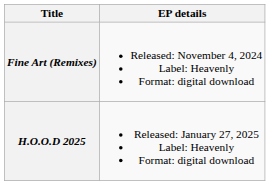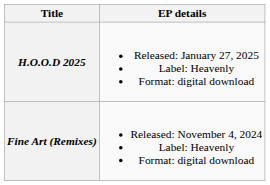rows swapped: (52, 62) <-> (52, 141)
